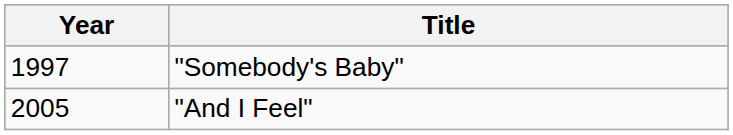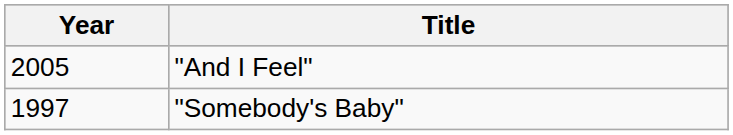rows swapped: (289, 66) <-> (244, 108)
